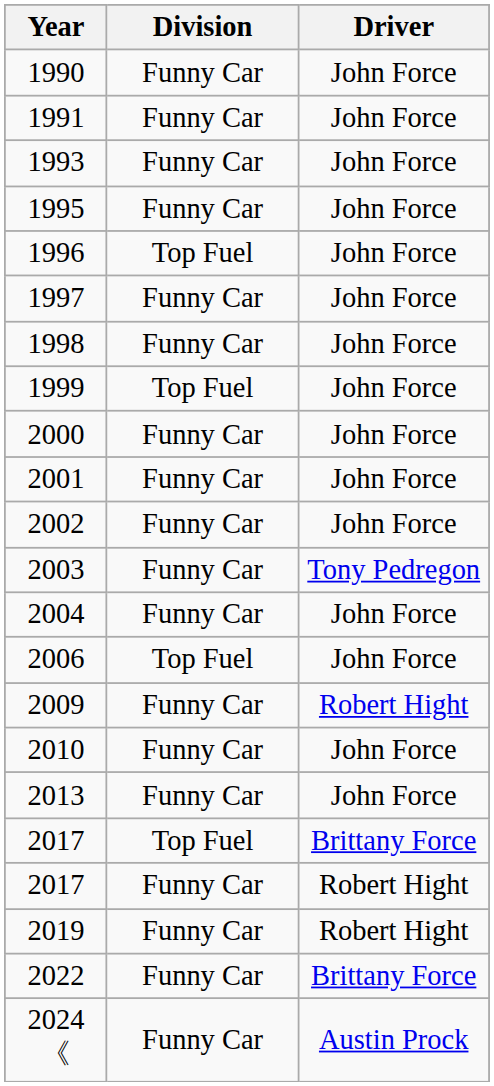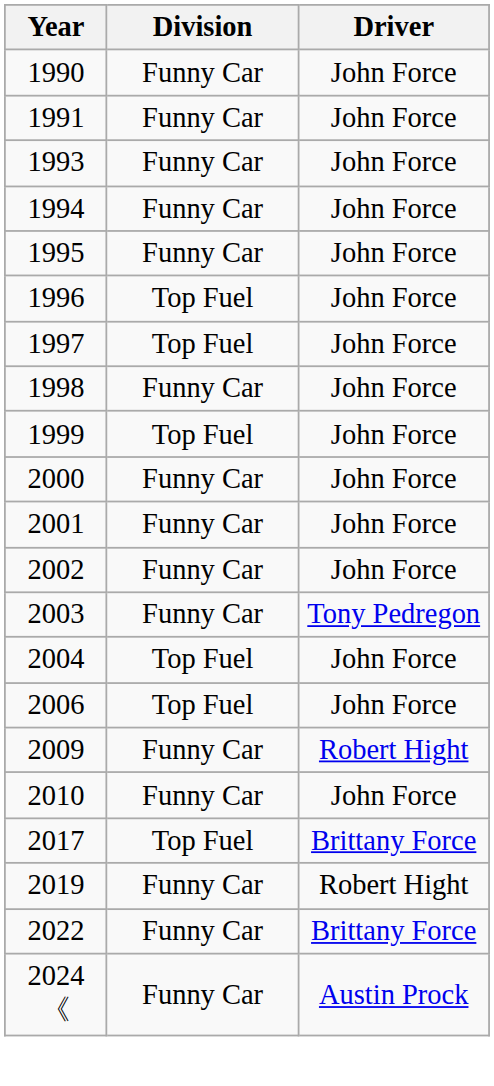+ row: (56, 207)
(203, 298) Funny Car -> (203, 343) Top Fuel
(203, 614) Funny Car -> (203, 659) Top Fuel
- row: (56, 794)
- row: (56, 885)
